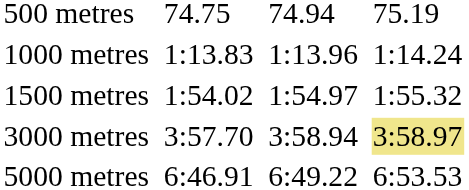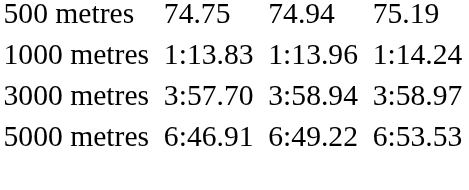- row: (76, 95)
(418, 135) khaki background -> (418, 95) no background
